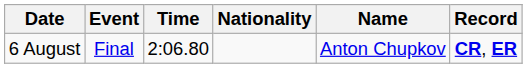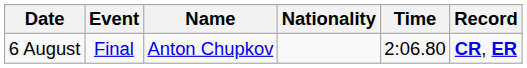columns swapped: (383, 19) <-> (178, 19)
